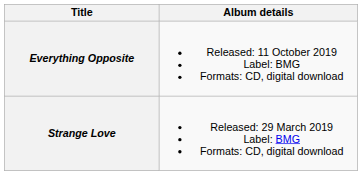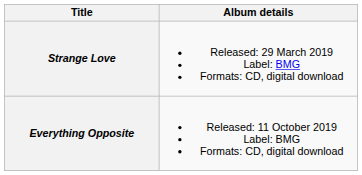rows swapped: (82, 133) <-> (82, 58)
